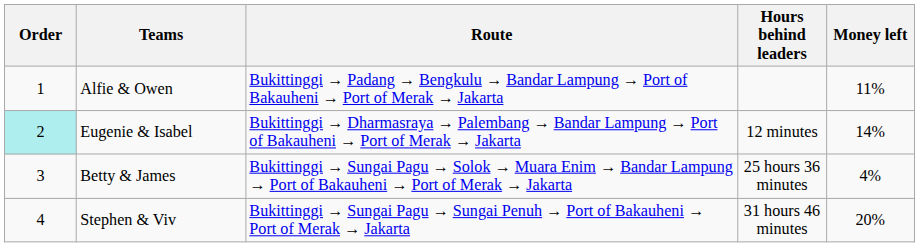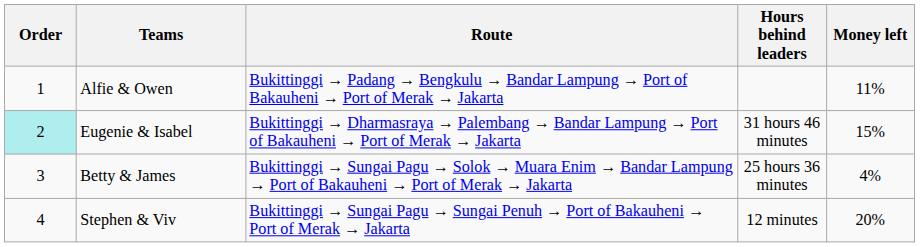(782, 132) 12 minutes -> (782, 132) 31 hours 46 minutes
(870, 132) 14% -> (870, 132) 15%
(782, 219) 31 hours 46 minutes -> (782, 219) 12 minutes
